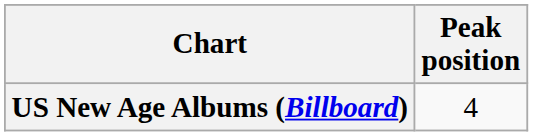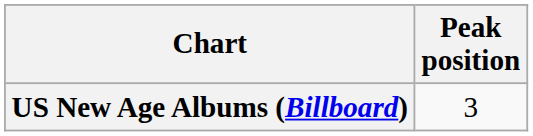(471, 106) 4 -> (471, 106) 3
